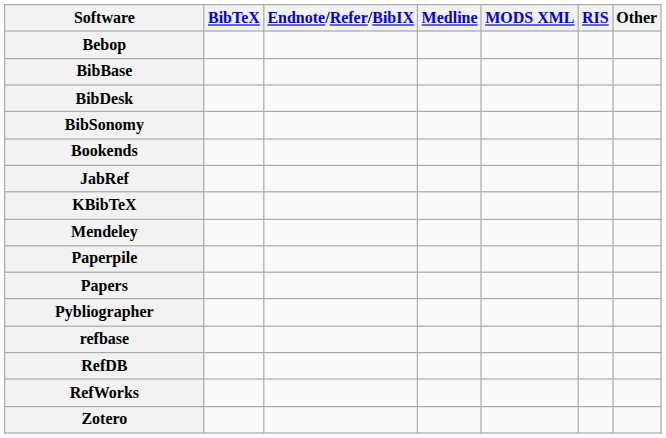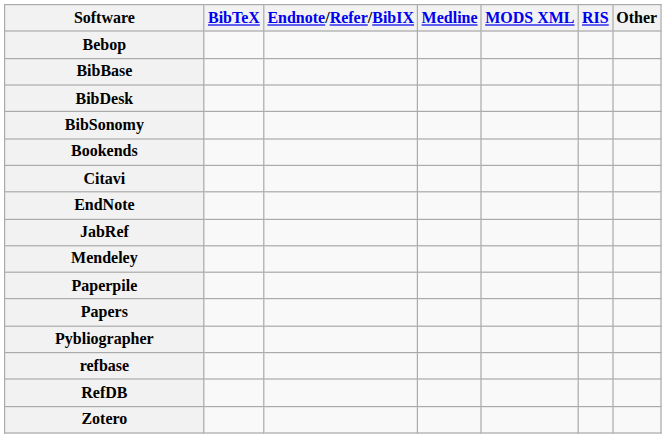+ row: (104, 178)
+ row: (104, 205)
- row: (104, 205)
- row: (104, 393)
